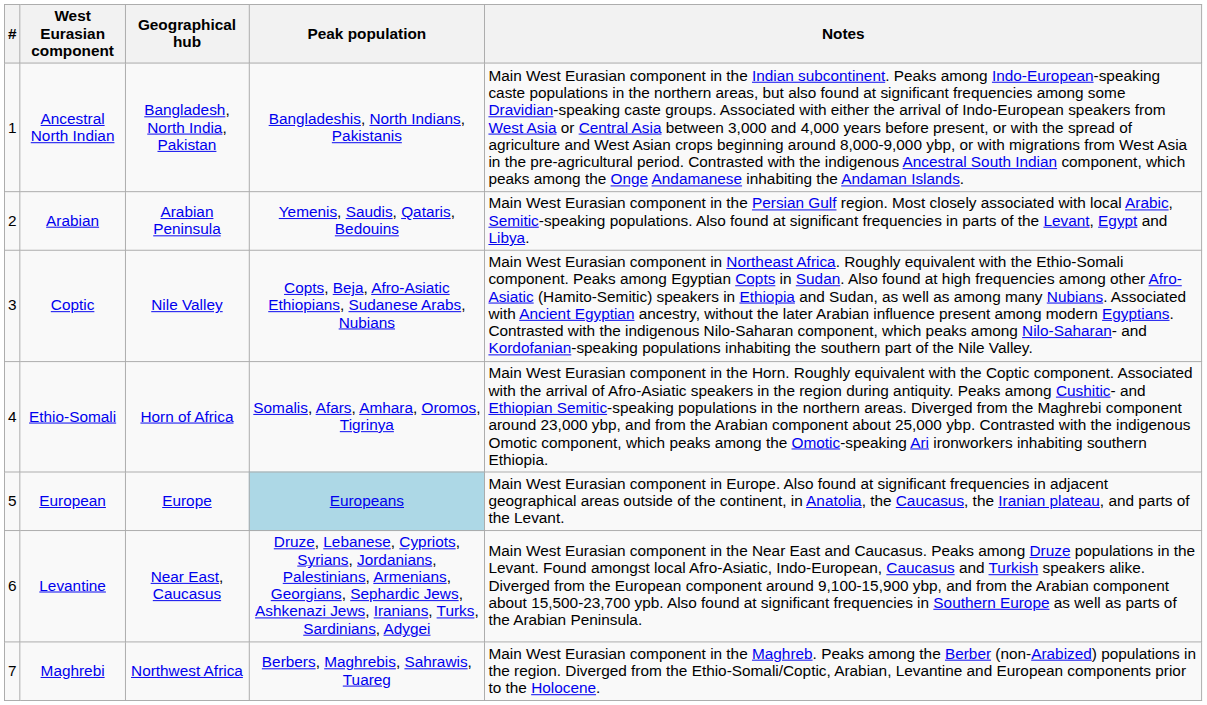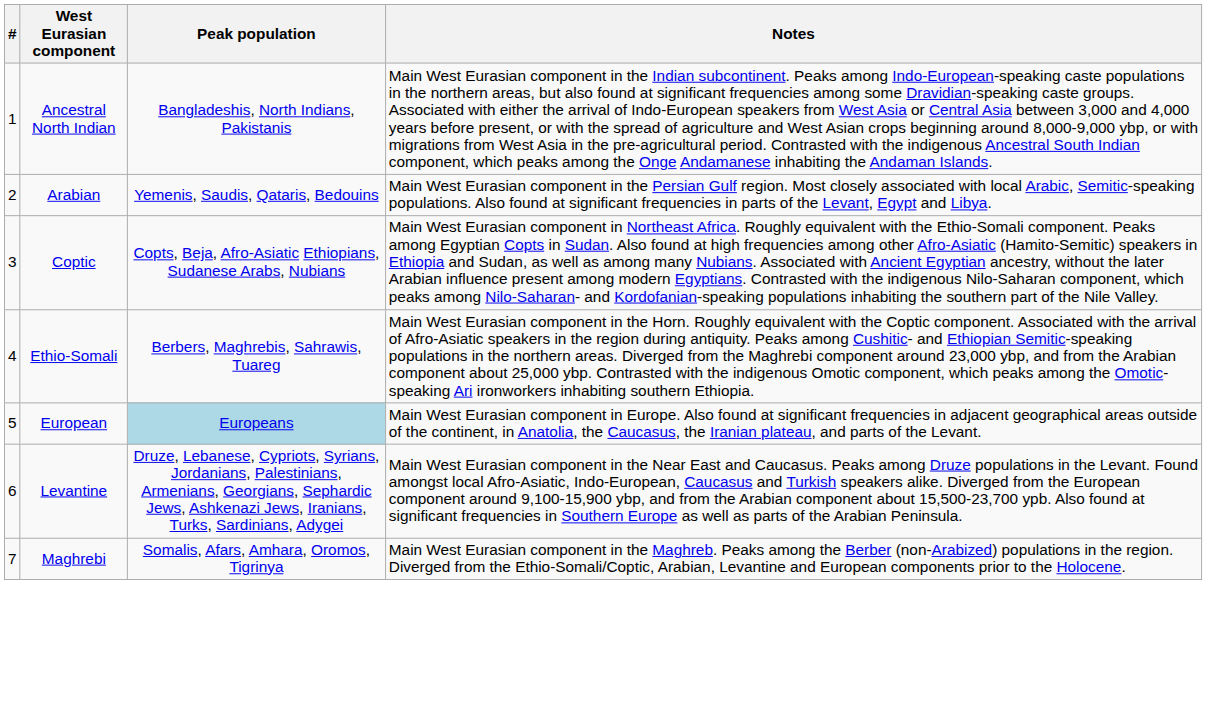- column: (187, 33)
(367, 416) Somalis, Afars, Amhara, Oromos, Tigrinya -> (256, 356) Berbers, Maghrebis, Sahrawis, Tuareg
(367, 671) Berbers, Maghrebis, Sahrawis, Tuareg -> (256, 558) Somalis, Afars, Amhara, Oromos, Tigrinya
